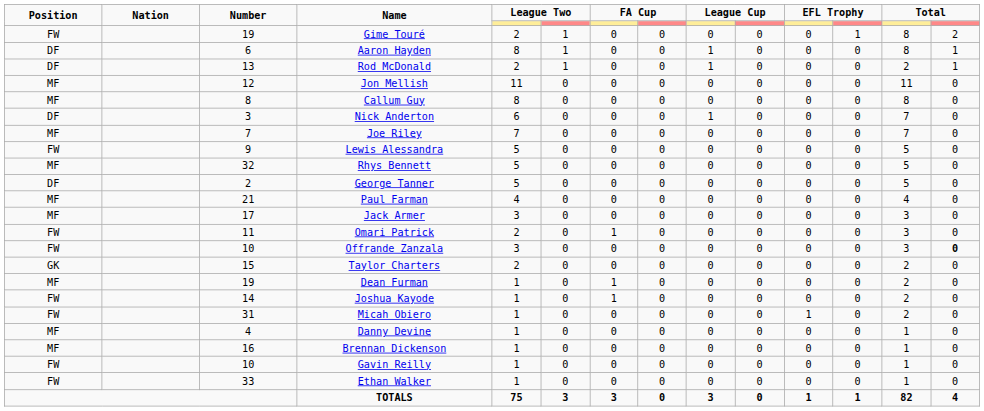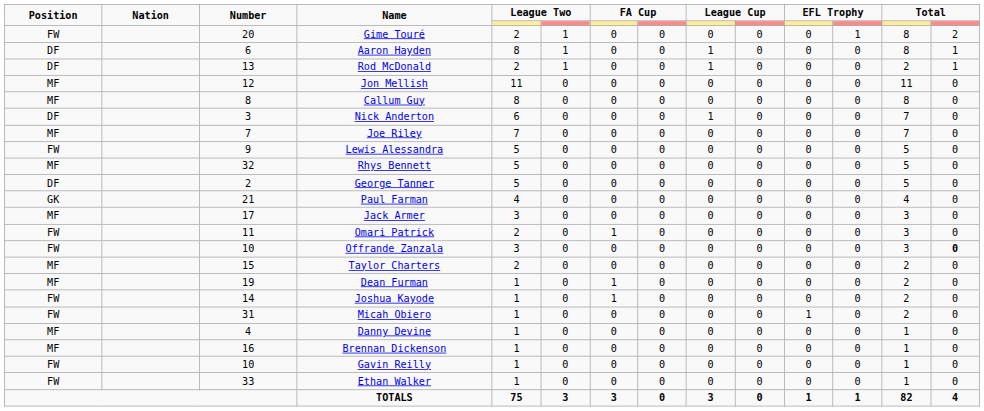(248, 34) 19 -> (248, 34) 20
(53, 199) MF -> (53, 199) GK
(53, 265) GK -> (53, 265) MF
